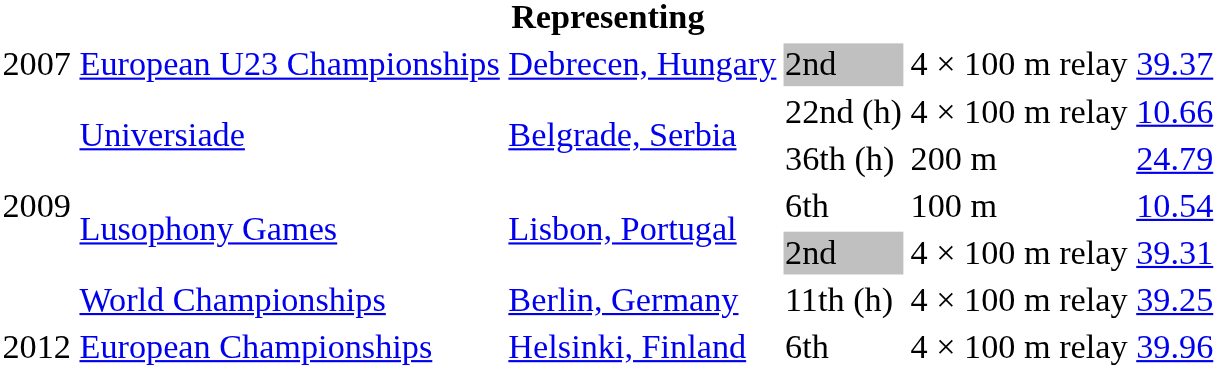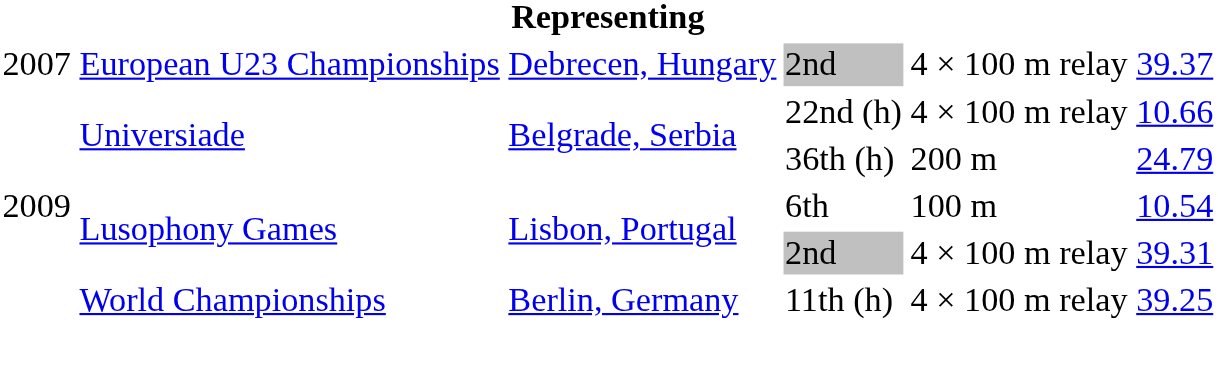- row: (256, 346)
